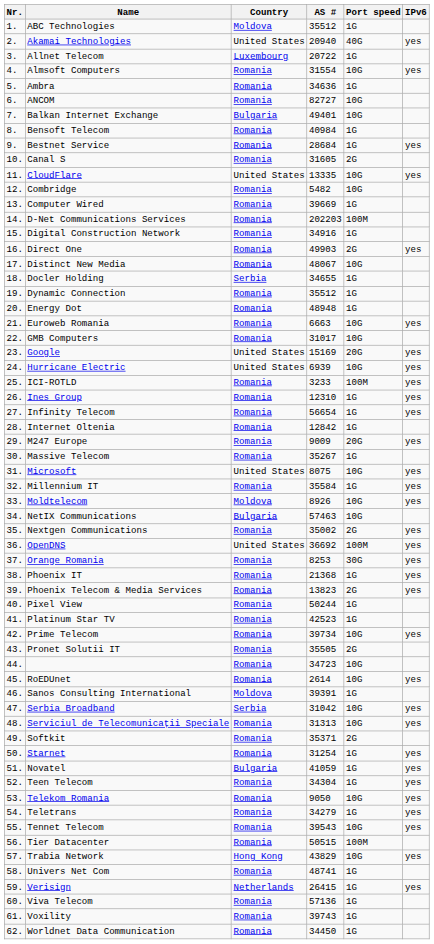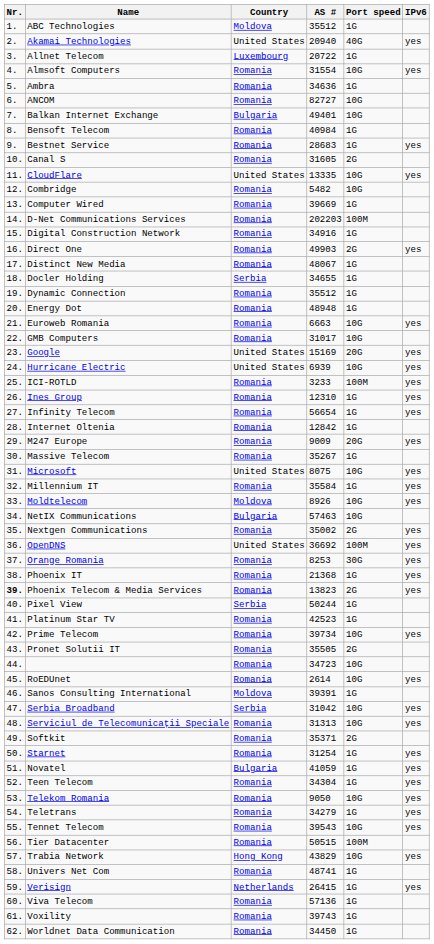(323, 145) 28684 -> (323, 145) 28683
(354, 264) 10G -> (352, 264) 1G
(15, 590) normal -> (15, 590) bold
(253, 605) Romania -> (250, 605) Serbia
